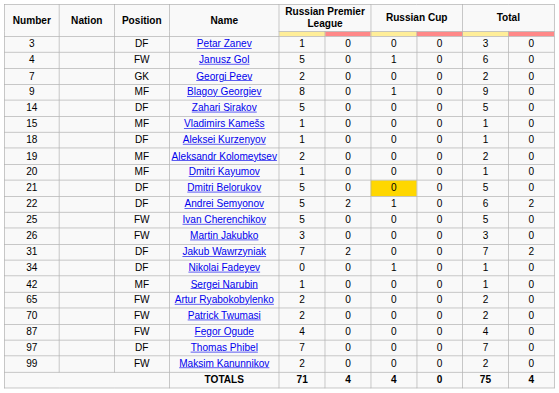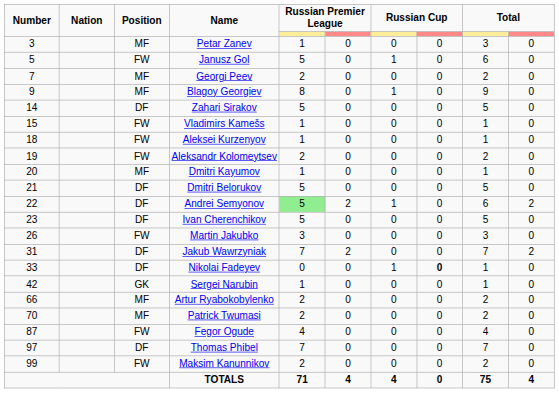(142, 44) DF -> (142, 44) MF
(32, 60) 4 -> (32, 60) 5
(142, 76) GK -> (142, 76) MF
(142, 124) MF -> (142, 124) FW
(142, 140) DF -> (142, 140) FW
(142, 156) MF -> (142, 156) FW
(394, 188) gold background -> (394, 188) no background
(302, 204) no background -> (302, 204) lightgreen background
(32, 220) 25 -> (32, 220) 23
(142, 220) FW -> (142, 220) DF
(32, 268) 34 -> (32, 268) 33
(440, 268) normal -> (440, 268) bold
(142, 284) MF -> (142, 284) GK
(32, 300) 65 -> (32, 300) 66
(142, 300) FW -> (142, 300) MF
(142, 316) FW -> (142, 316) MF
